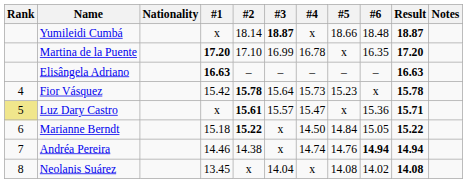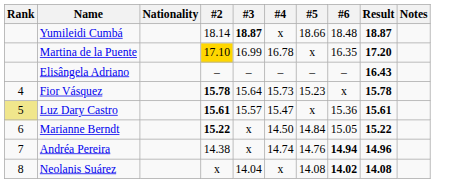- column: (217, 14)
(249, 52) no background -> (217, 52) gold background
(410, 72) 16.63 -> (378, 72) 16.43
(410, 110) 15.71 -> (378, 110) 15.61
(410, 149) 14.94 -> (378, 149) 14.96
(376, 168) normal -> (344, 168) bold
